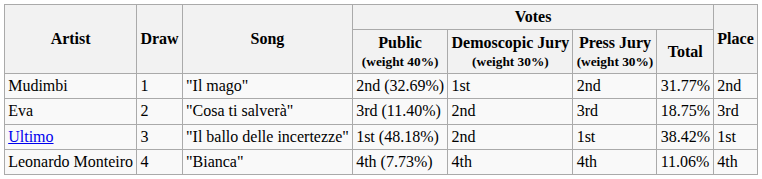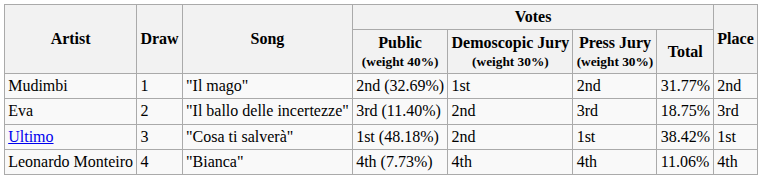(240, 111) "Cosa ti salverà" -> (267, 111) "Il ballo delle incertezze"
(267, 136) "Il ballo delle incertezze" -> (240, 136) "Cosa ti salverà"
